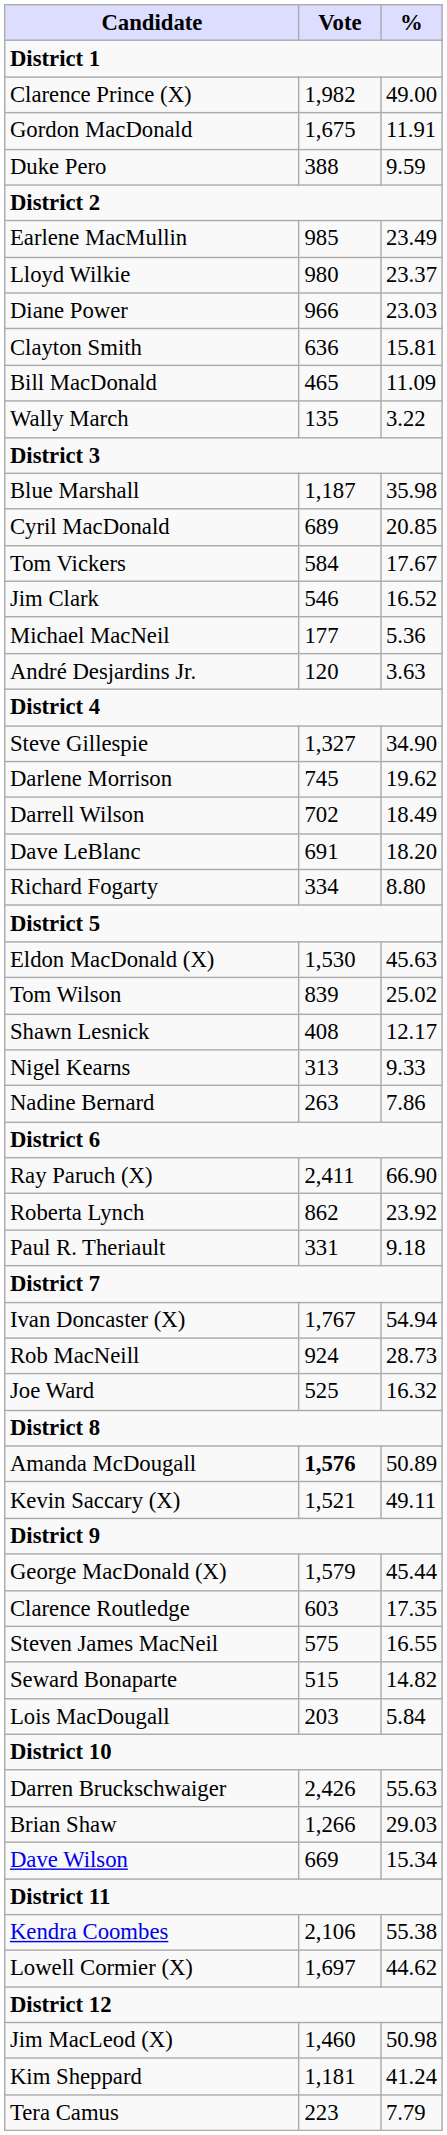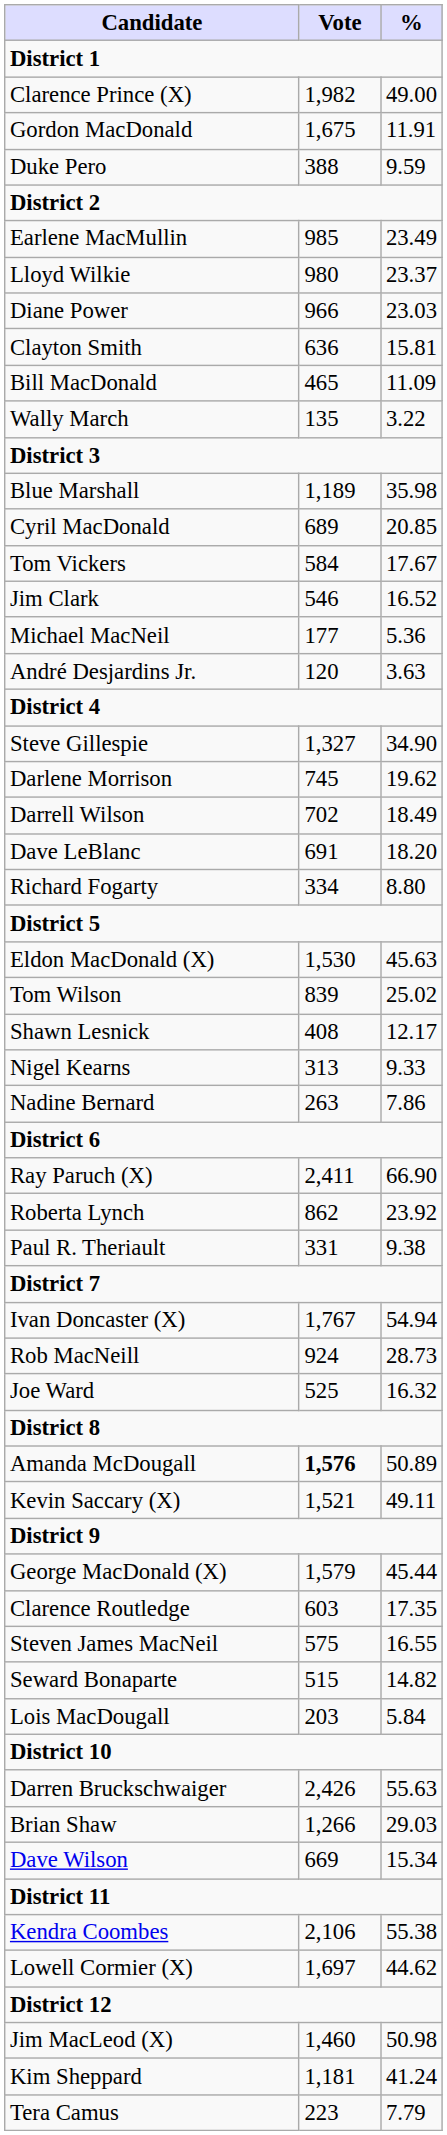(330, 490) 1,187 -> (330, 490) 1,189
(406, 1247) 9.18 -> (406, 1247) 9.38
